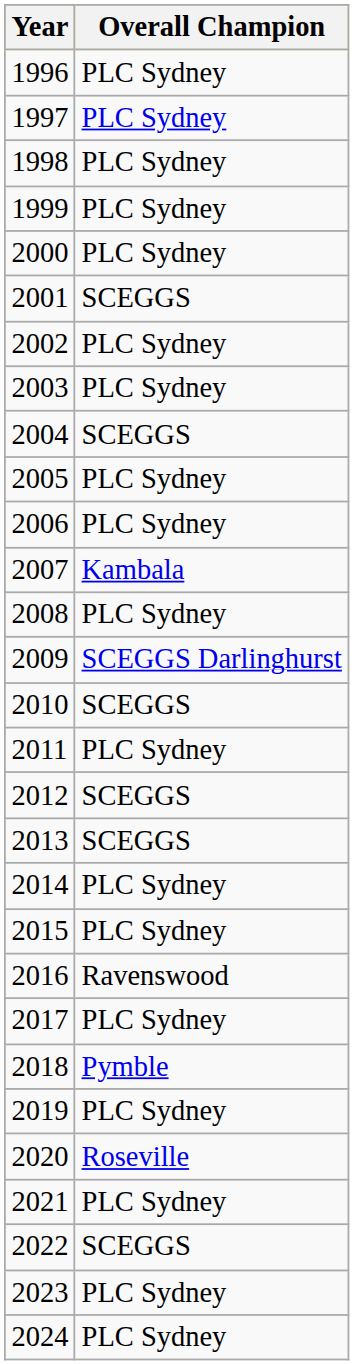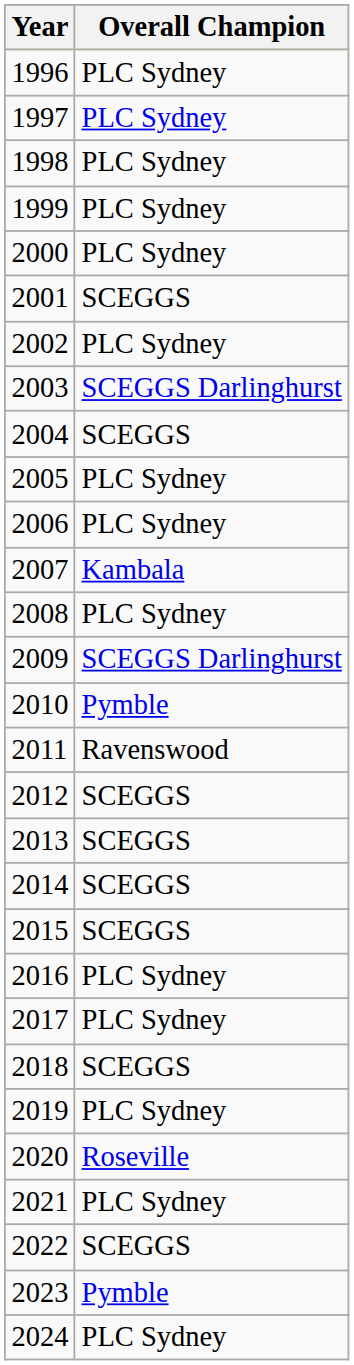(154, 388) PLC Sydney -> (212, 388) SCEGGS Darlinghurst
(136, 704) SCEGGS -> (125, 704) Pymble
(154, 749) PLC Sydney -> (155, 749) Ravenswood
(154, 885) PLC Sydney -> (136, 885) SCEGGS
(154, 930) PLC Sydney -> (136, 930) SCEGGS
(155, 975) Ravenswood -> (154, 975) PLC Sydney
(125, 1065) Pymble -> (136, 1065) SCEGGS
(154, 1291) PLC Sydney -> (125, 1291) Pymble
